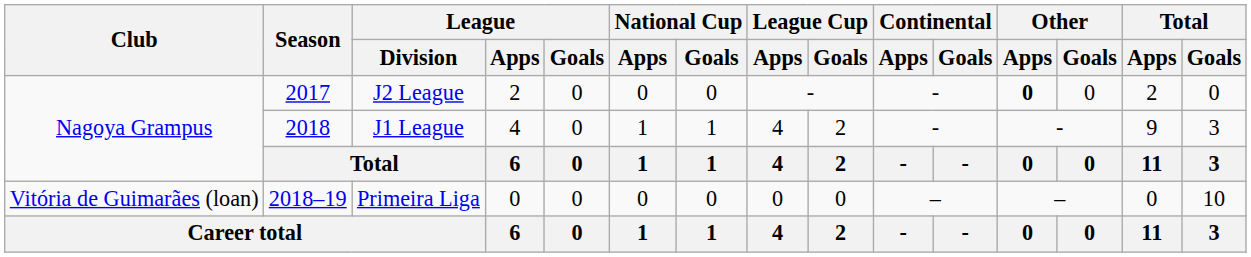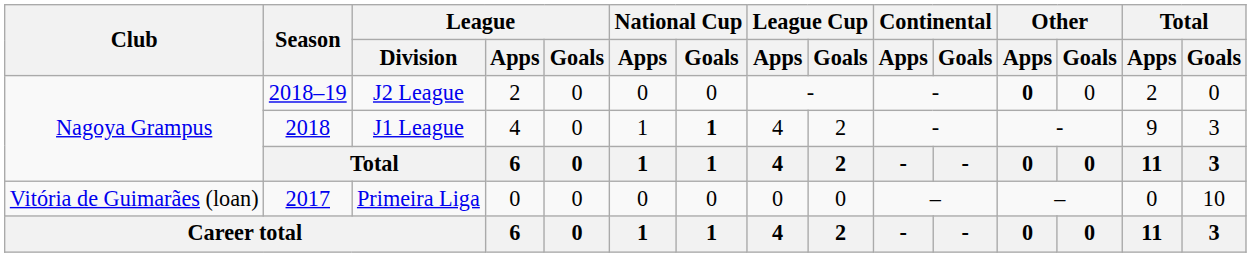(308, 92) 2017 -> (308, 92) 2018–19
(712, 127) normal -> (712, 127) bold
(308, 198) 2018–19 -> (308, 198) 2017
